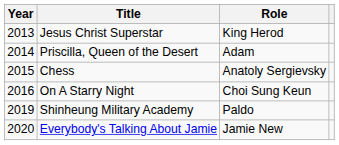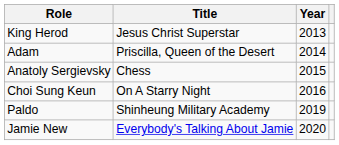columns swapped: (21, 14) <-> (274, 14)
